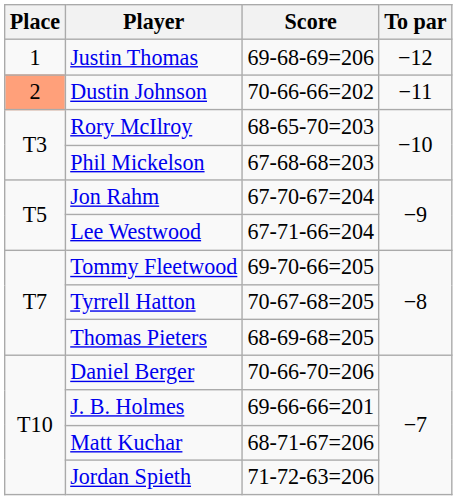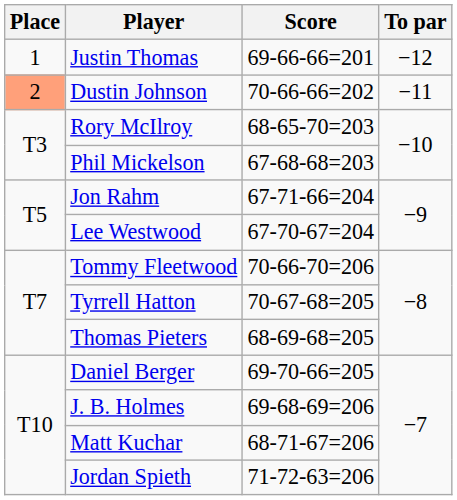(311, 57) 69-68-69=206 -> (311, 57) 69-66-66=201
(311, 197) 67-70-67=204 -> (311, 197) 67-71-66=204
(311, 232) 67-71-66=204 -> (311, 232) 67-70-67=204
(311, 267) 69-70-66=205 -> (311, 267) 70-66-70=206
(311, 372) 70-66-70=206 -> (311, 372) 69-70-66=205
(311, 407) 69-66-66=201 -> (311, 407) 69-68-69=206
